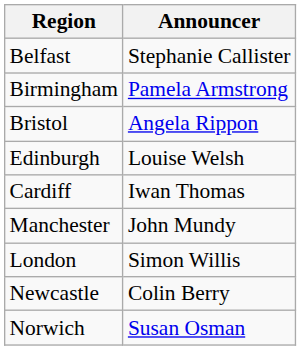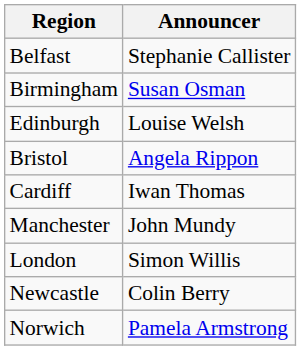(208, 89) Pamela Armstrong -> (187, 89) Susan Osman
rows swapped: (39, 123) <-> (55, 157)
(187, 327) Susan Osman -> (208, 327) Pamela Armstrong
